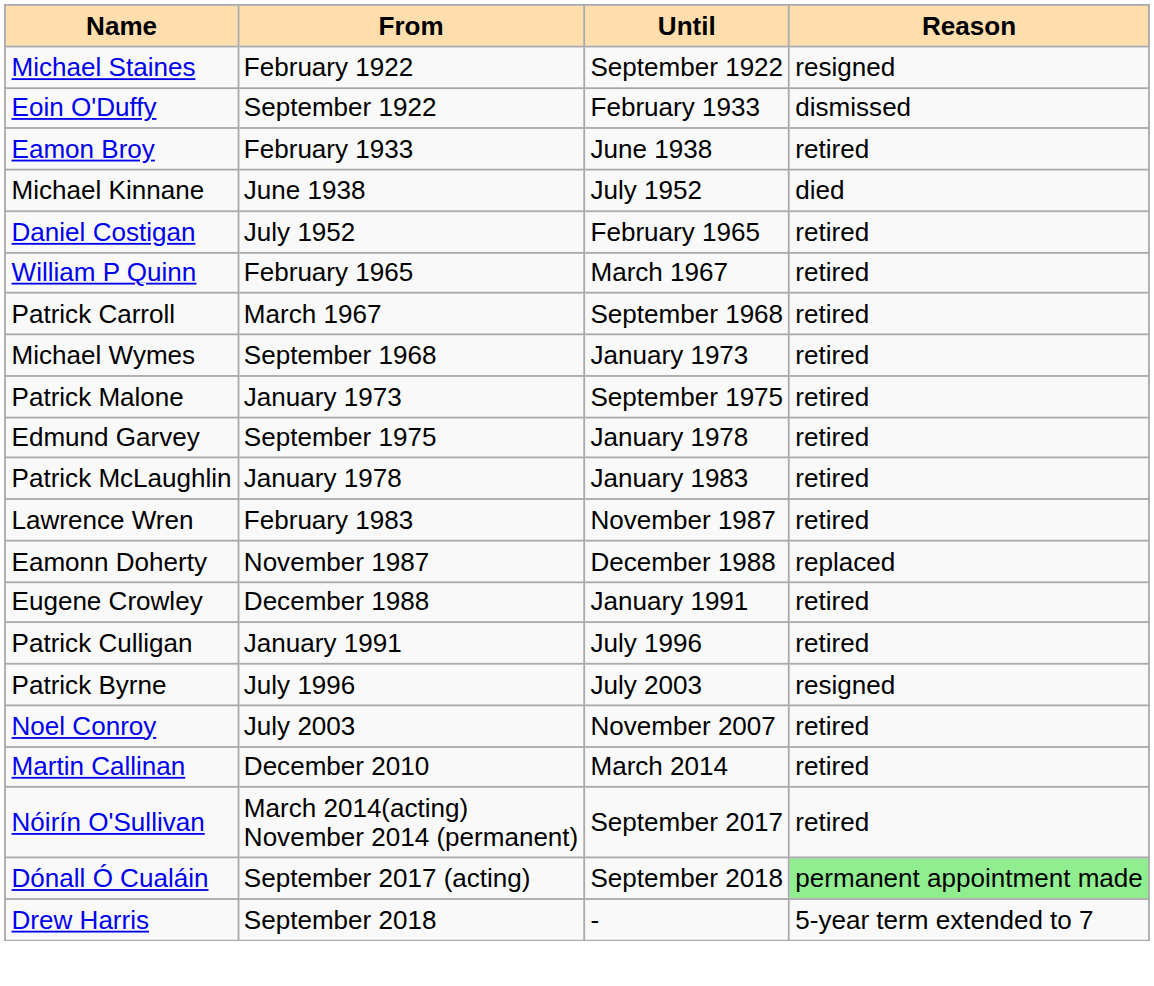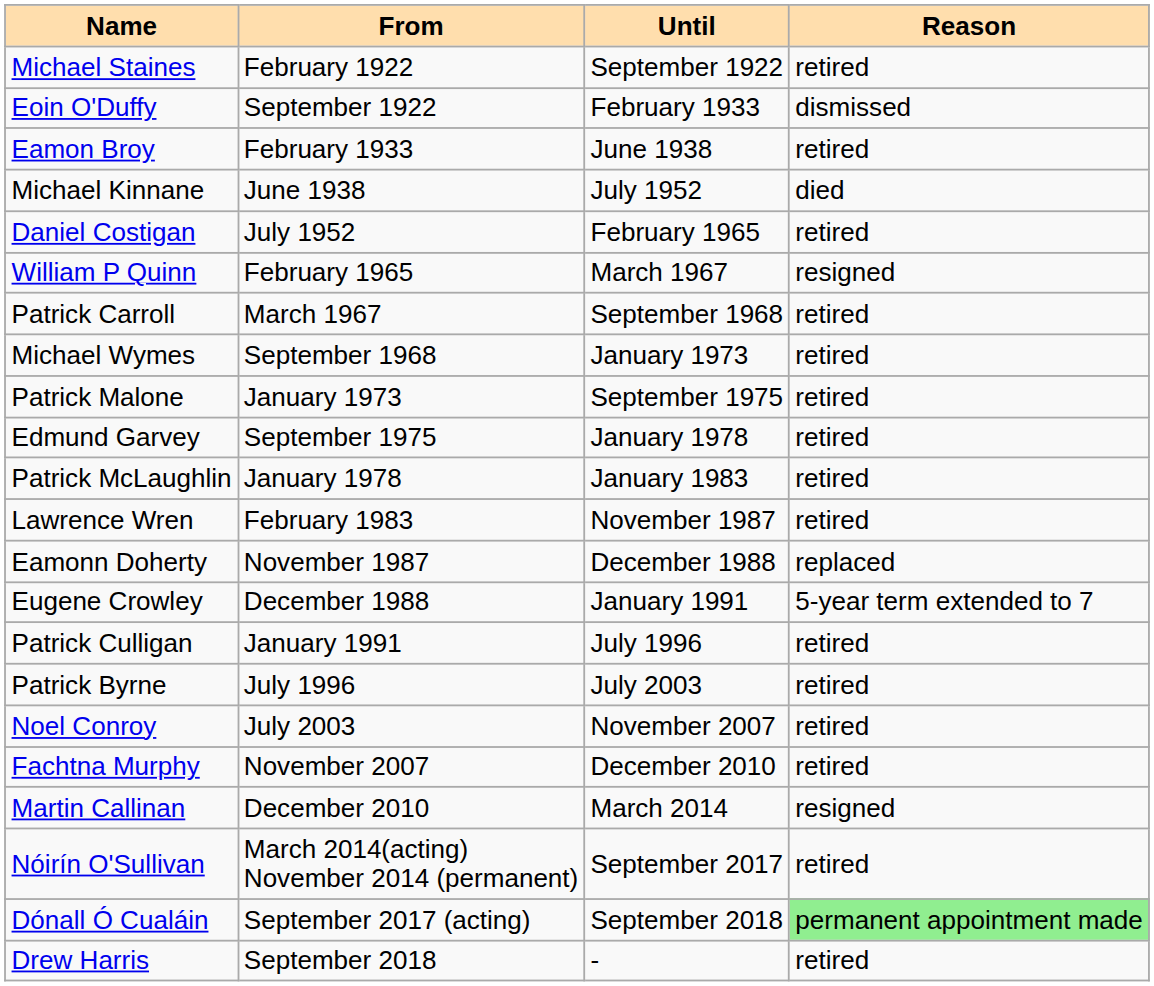(845, 67) resigned -> (832, 67) retired
(832, 273) retired -> (845, 273) resigned
(832, 602) retired -> (944, 602) 5-year term extended to 7
(845, 684) resigned -> (832, 684) retired
+ row: (106, 767)
(832, 767) retired -> (845, 808) resigned
(944, 919) 5-year term extended to 7 -> (832, 960) retired
